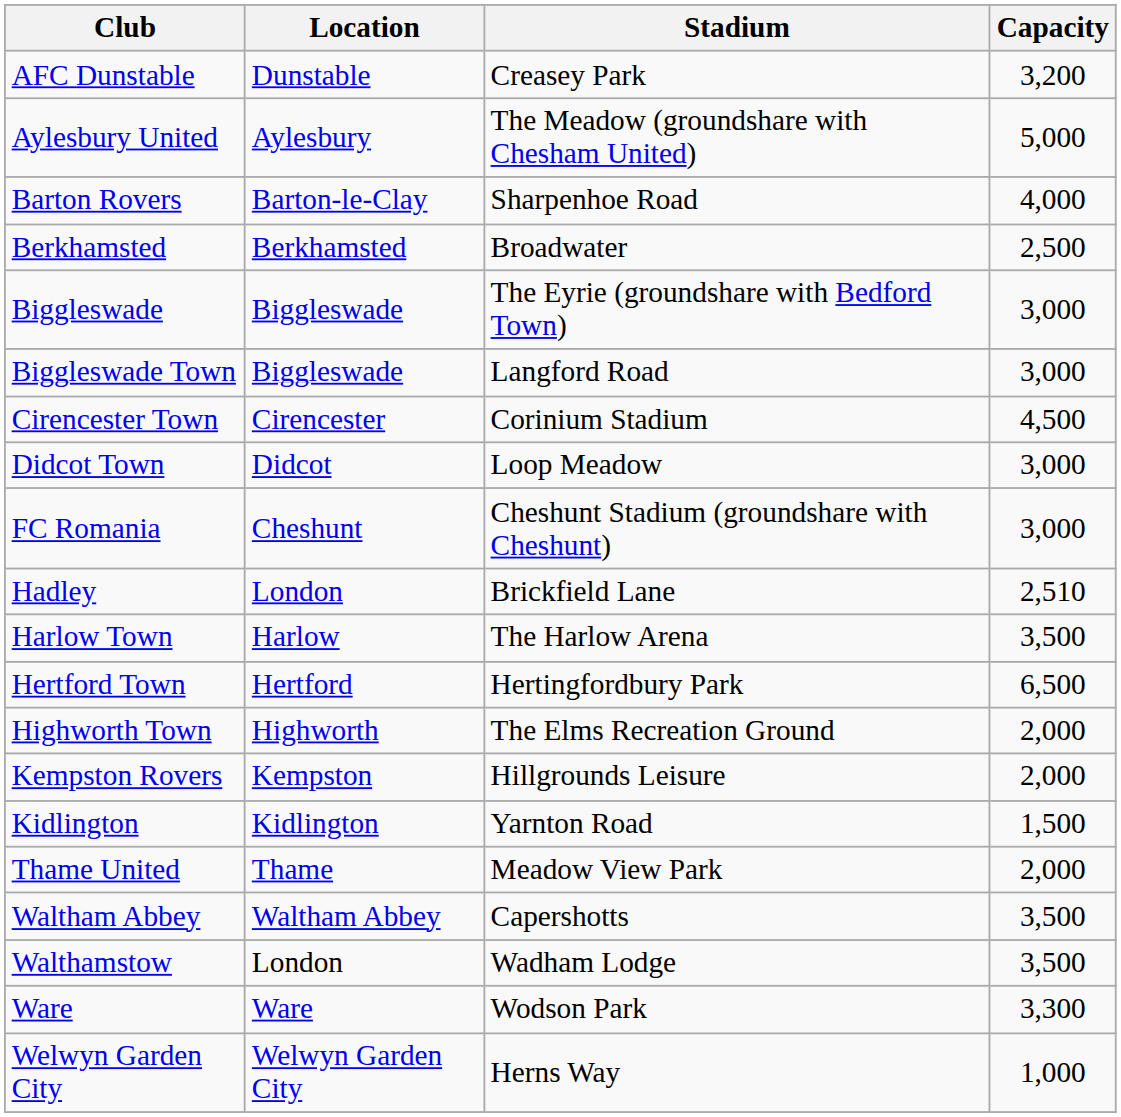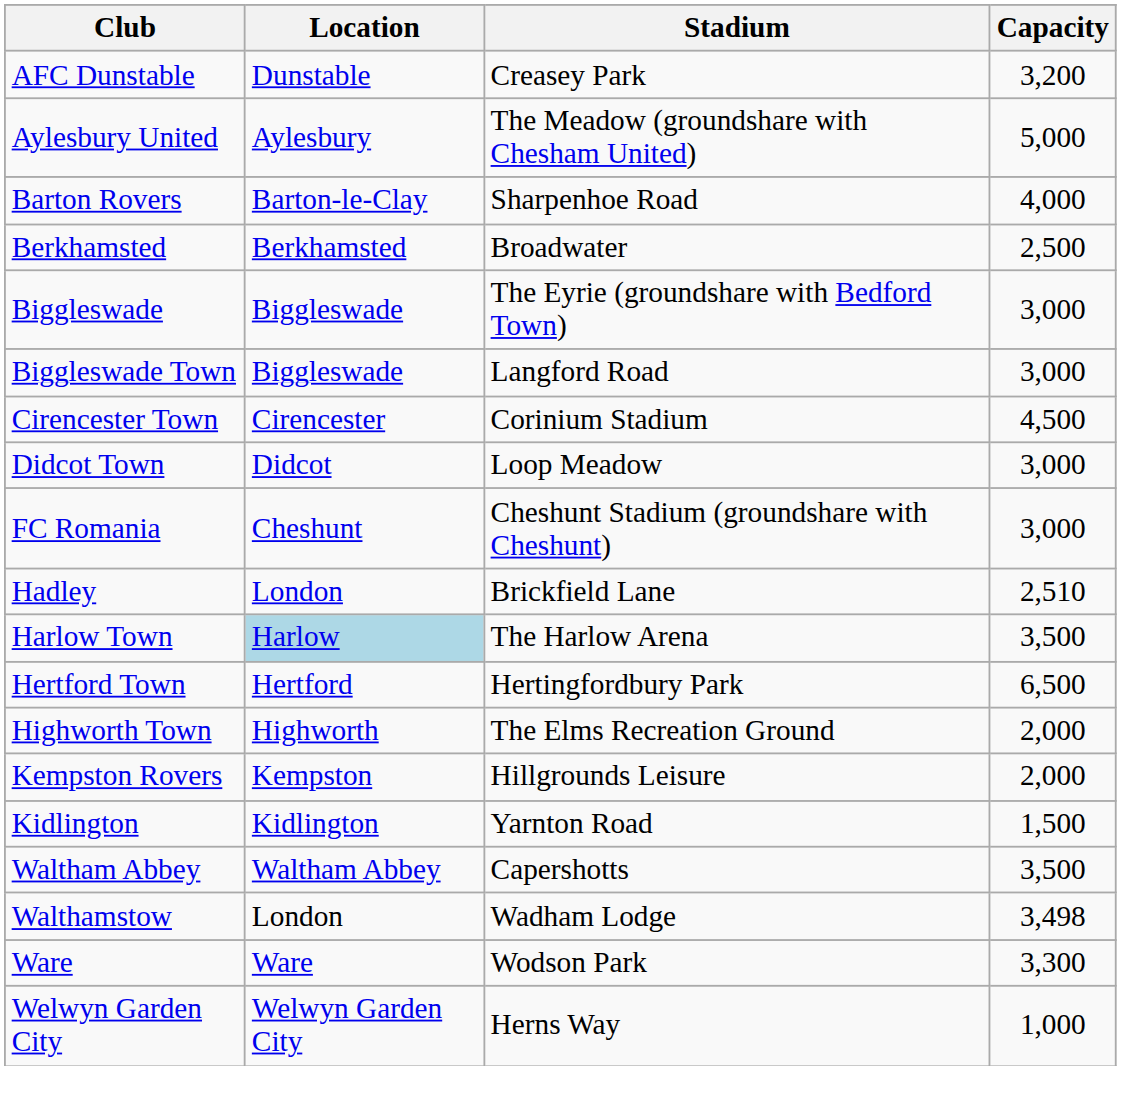(296, 637) no background -> (296, 637) lightblue background
- row: (96, 869)
(1053, 962) 3,500 -> (1053, 915) 3,498
